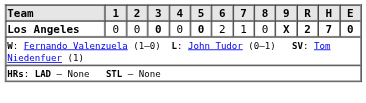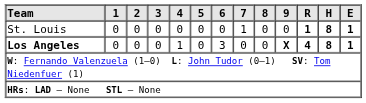+ row: (37, 29)
(158, 29) bold -> (158, 45) normal
(180, 29) 0 -> (180, 45) 1
(201, 29) bold -> (201, 45) normal
(222, 29) 2 -> (222, 45) 3
(244, 29) 1 -> (244, 45) 0
(308, 29) 2 -> (308, 45) 4
(329, 29) 7 -> (329, 45) 8
(350, 29) 0 -> (350, 45) 1
